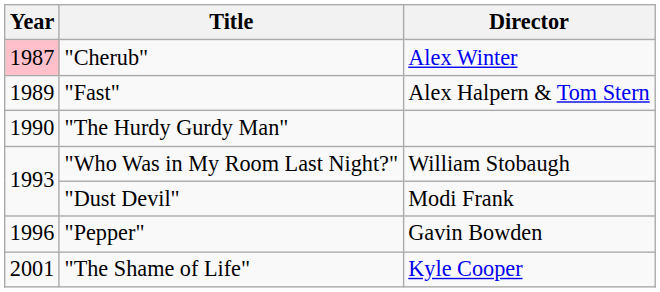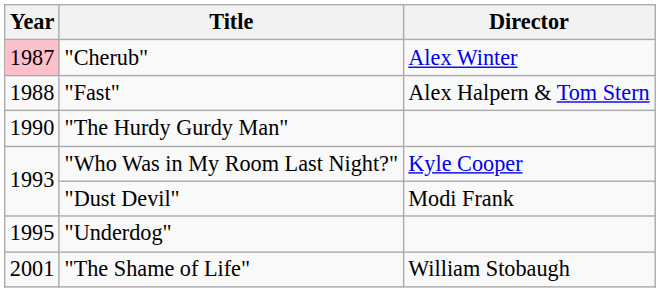(32, 92) 1989 -> (32, 92) 1988
(489, 163) William Stobaugh -> (465, 163) Kyle Cooper
+ row: (118, 233)
- row: (105, 233)
(465, 269) Kyle Cooper -> (489, 269) William Stobaugh
